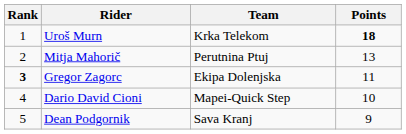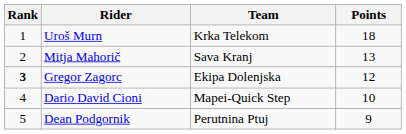(369, 35) bold -> (369, 35) normal
(231, 56) Perutnina Ptuj -> (223, 56) Sava Kranj
(369, 77) 11 -> (369, 77) 12
(223, 118) Sava Kranj -> (231, 118) Perutnina Ptuj
